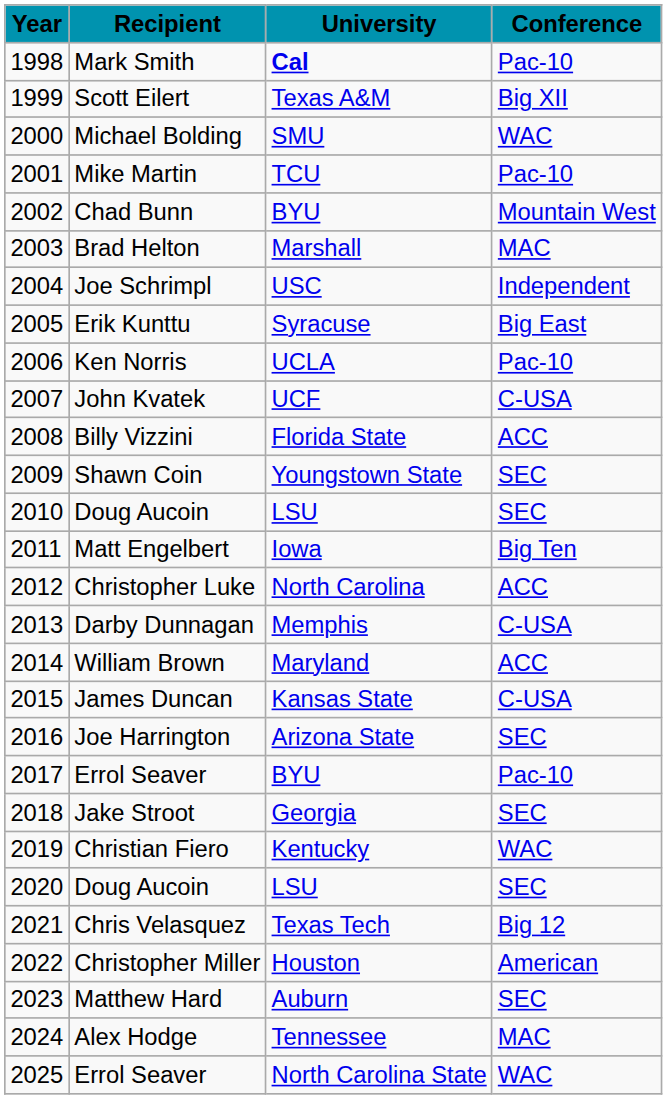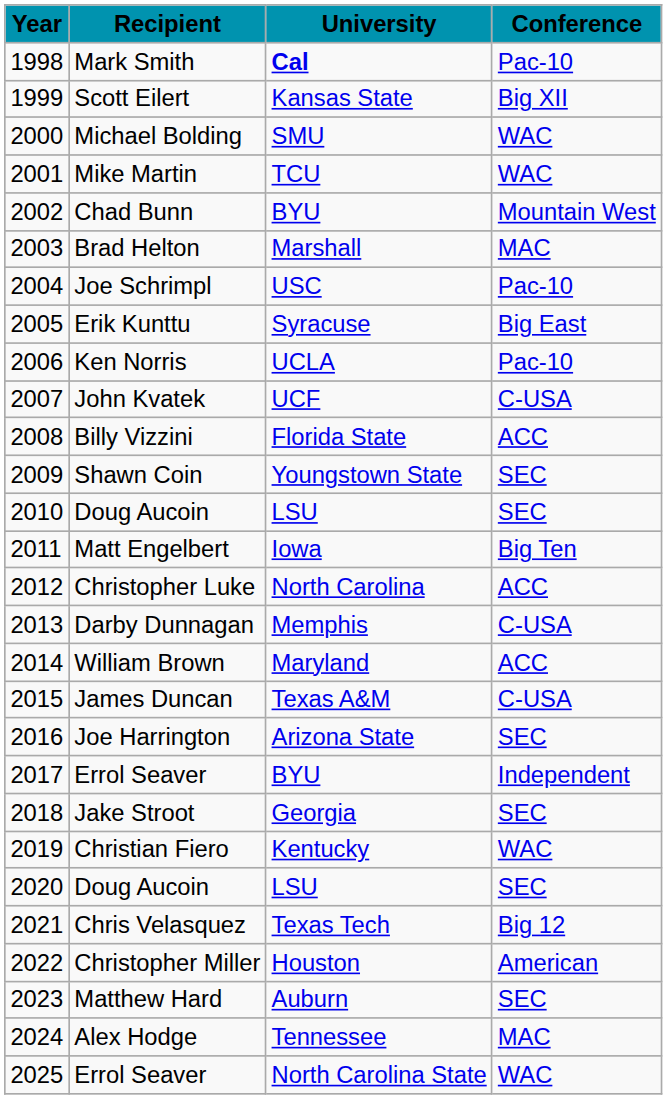(331, 99) Texas A&M -> (342, 99) Kansas State
(535, 174) Pac-10 -> (525, 174) WAC
(564, 287) Independent -> (535, 287) Pac-10
(342, 700) Kansas State -> (331, 700) Texas A&M
(535, 775) Pac-10 -> (564, 775) Independent
